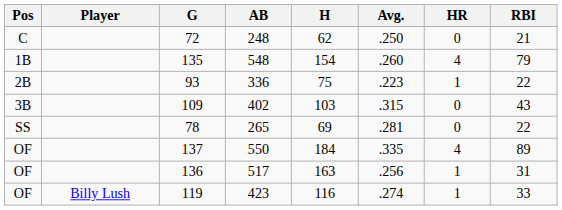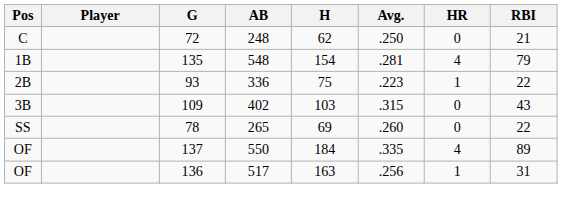(391, 60) .260 -> (391, 60) .281
(391, 127) .281 -> (391, 127) .260
- row: (192, 194)
